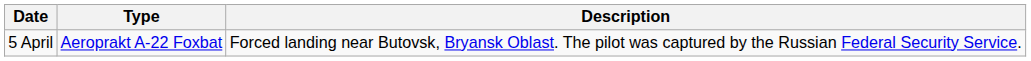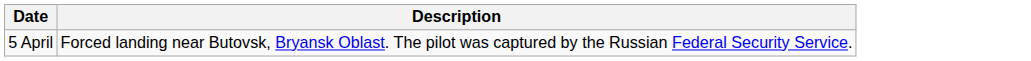- column: (141, 17)
